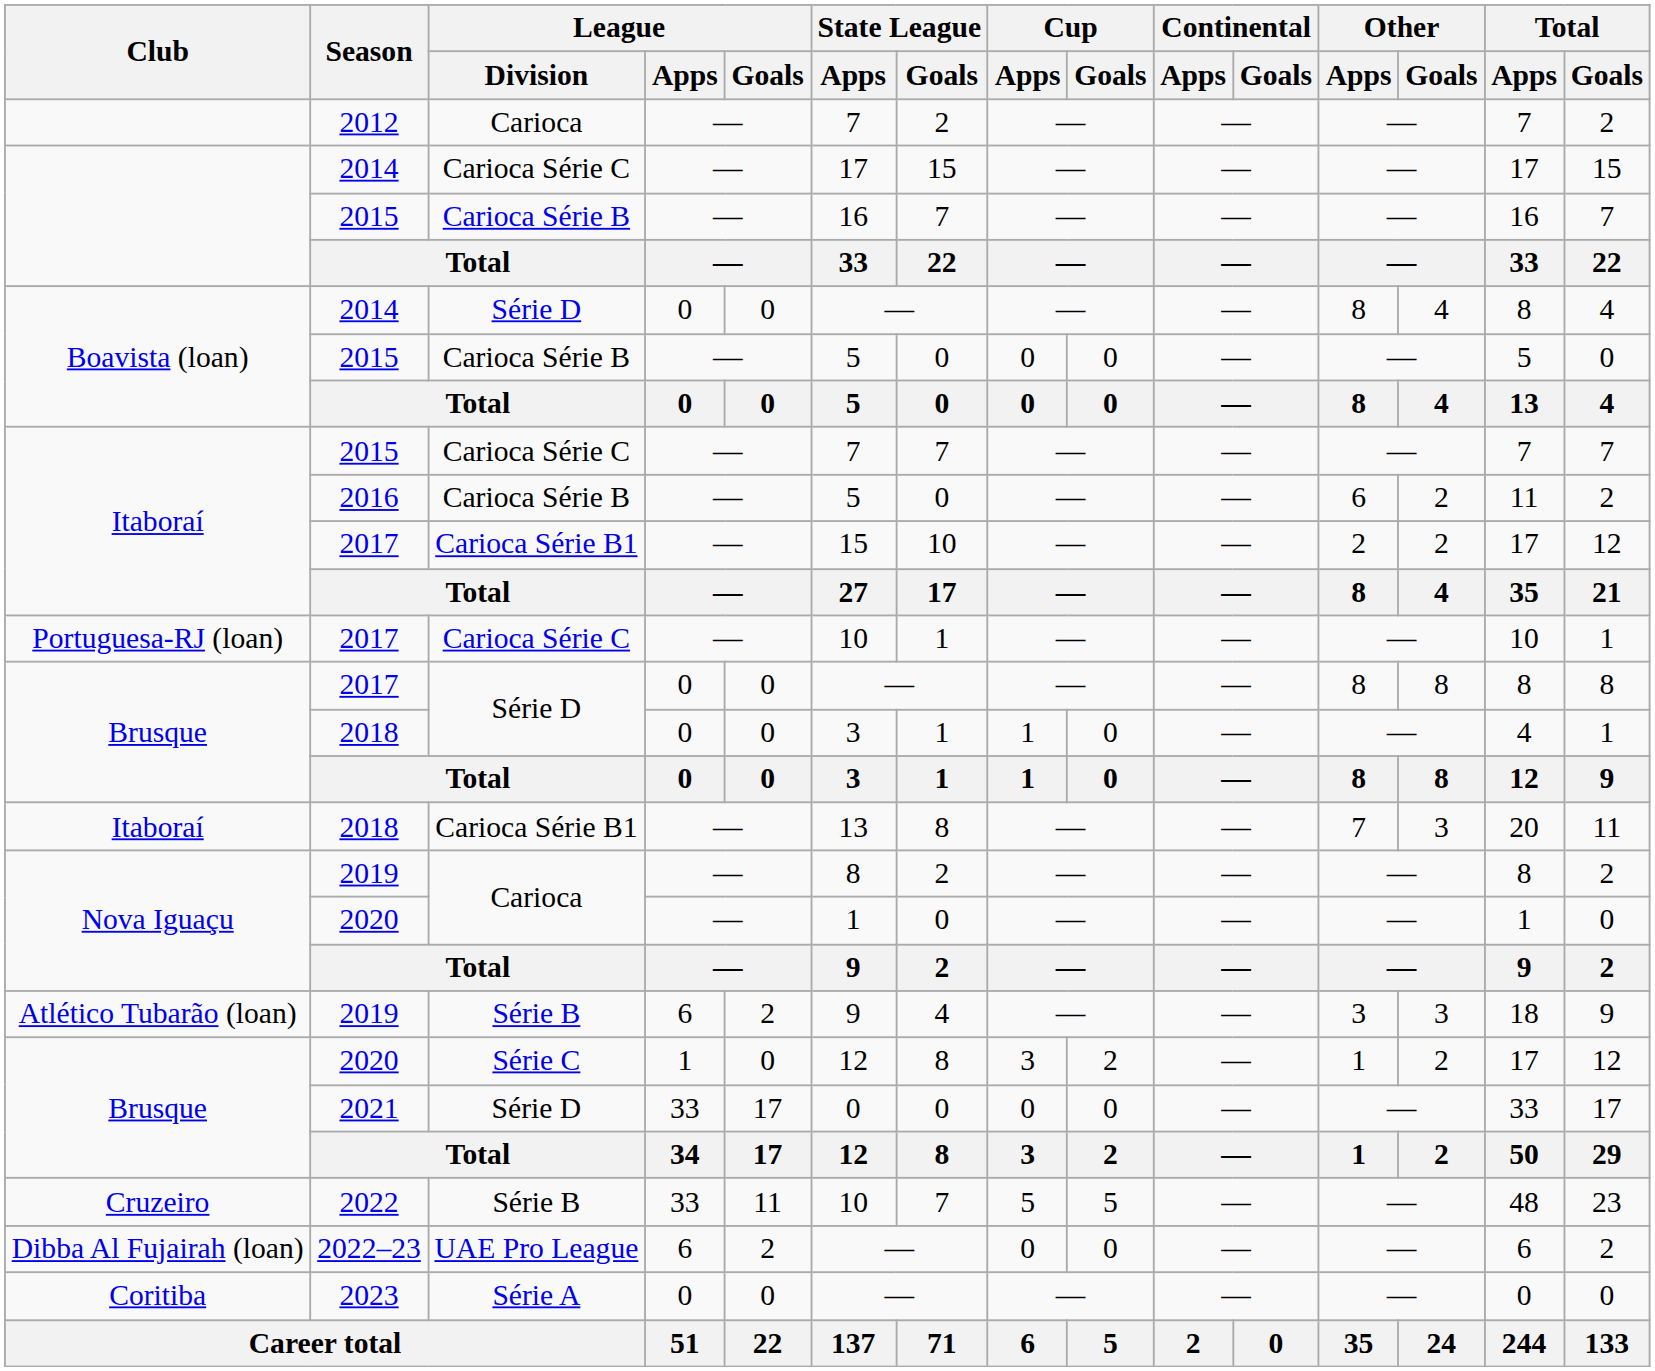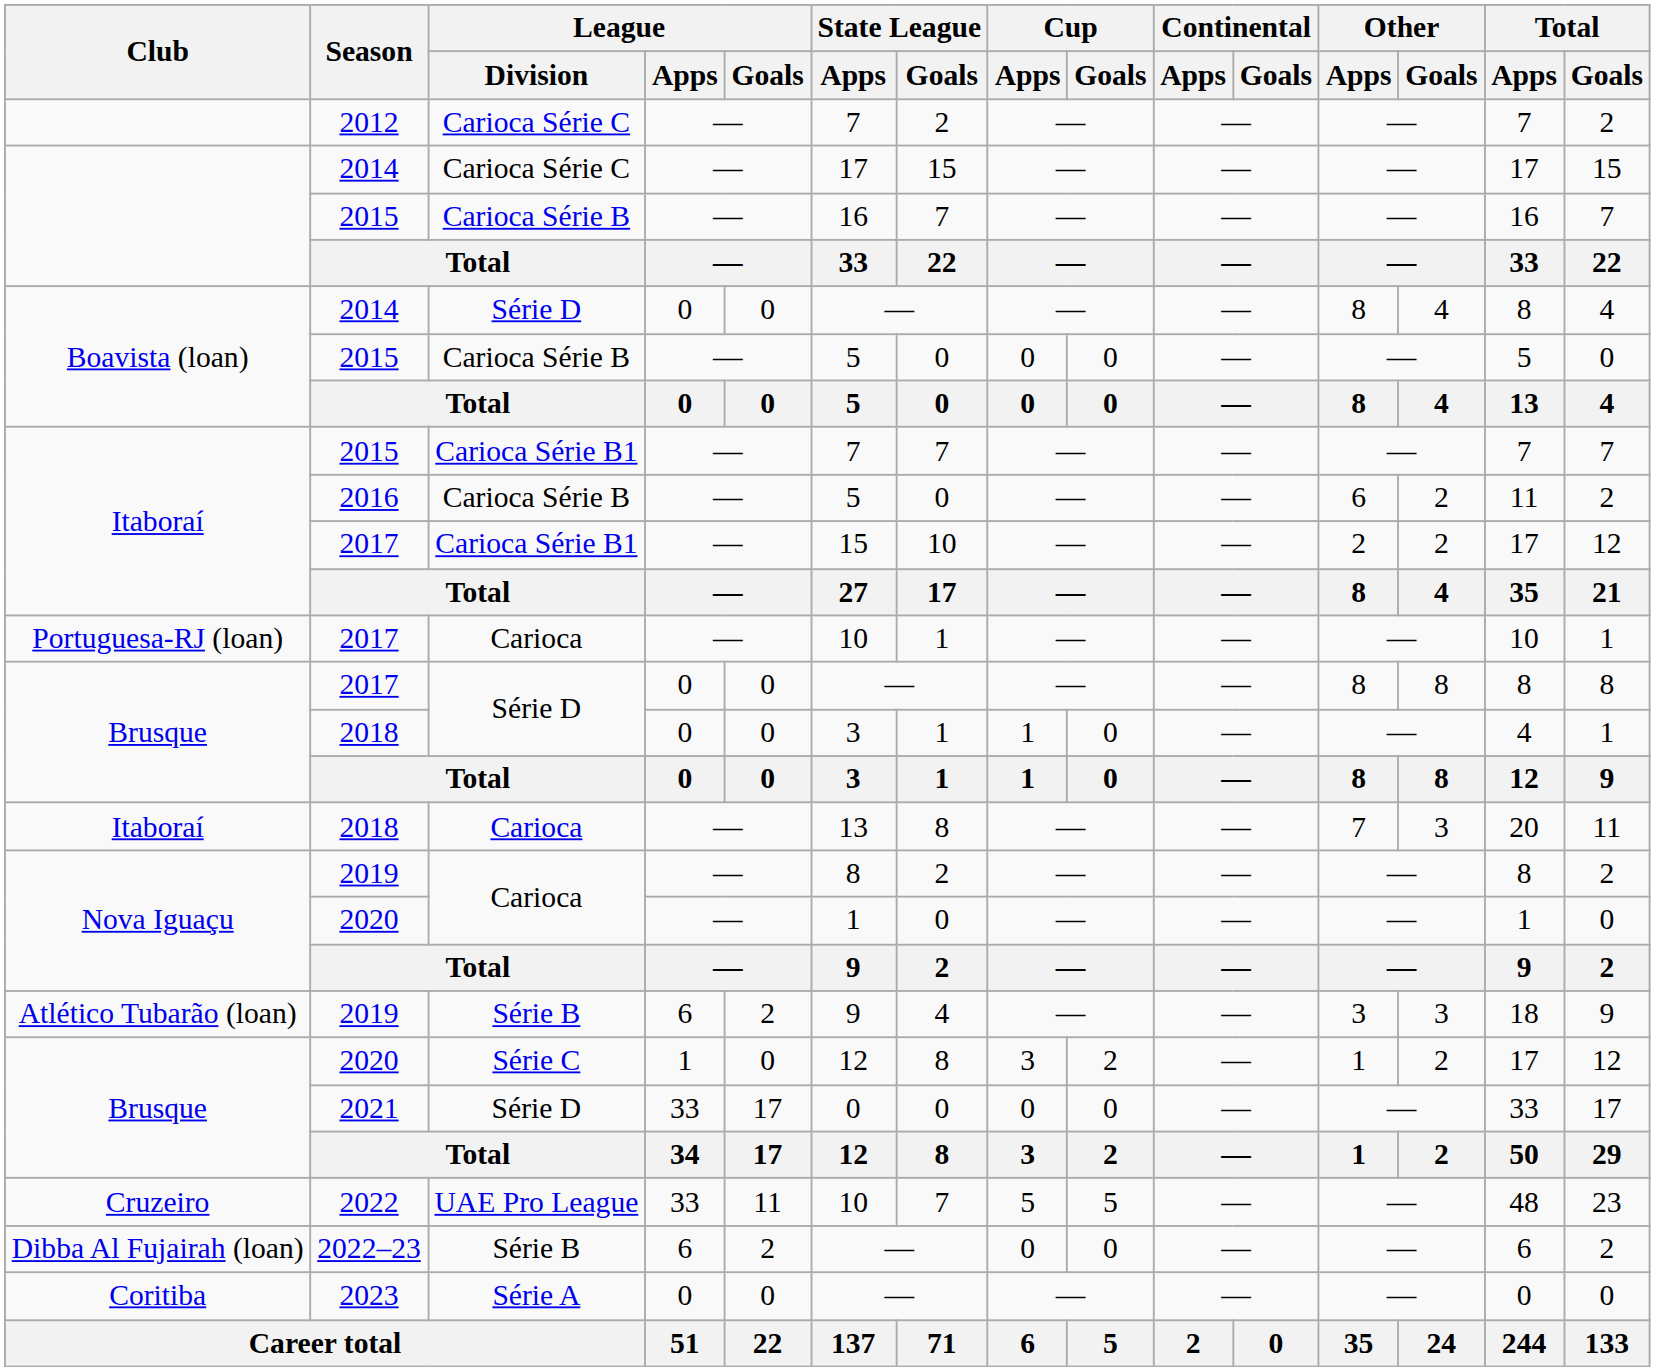(536, 121) Carioca -> (536, 121) Carioca Série C
(536, 450) Carioca Série C -> (536, 450) Carioca Série B1
(536, 638) Carioca Série C -> (536, 638) Carioca
(536, 826) Carioca Série B1 -> (536, 826) Carioca
(536, 1201) Série B -> (536, 1201) UAE Pro League
(536, 1248) UAE Pro League -> (536, 1248) Série B
